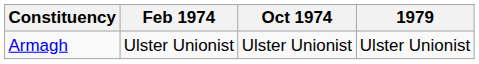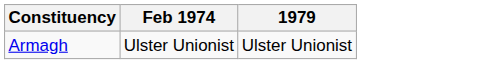- column: (297, 17)
